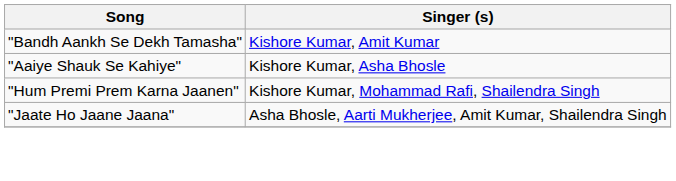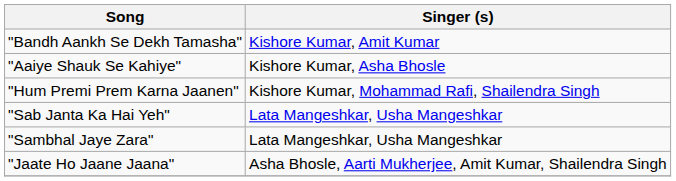+ row: (89, 115)
+ row: (81, 140)
